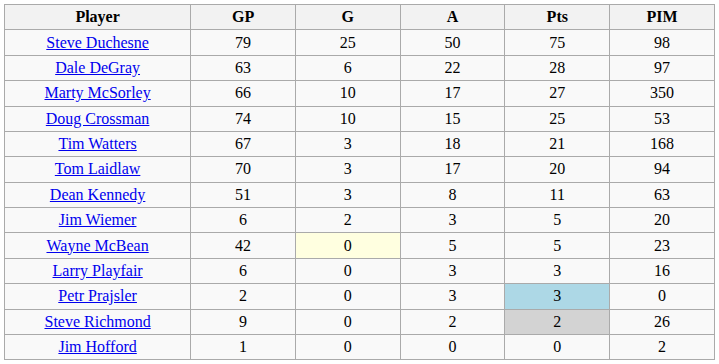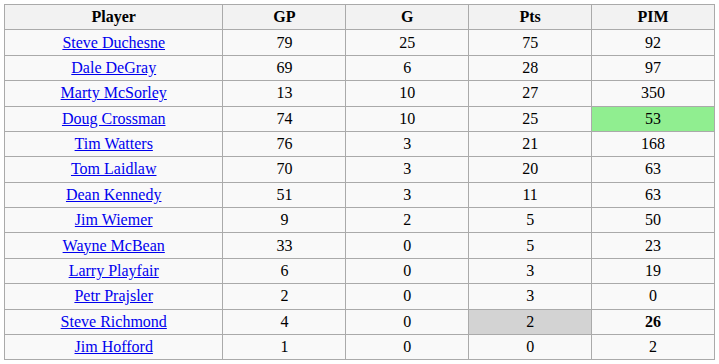- column: (453, 17)
(662, 42) 98 -> (653, 42) 92
(243, 67) 63 -> (284, 67) 69
(243, 93) 66 -> (284, 93) 13
(662, 118) no background -> (653, 118) lightgreen background
(243, 144) 67 -> (284, 144) 76
(662, 169) 94 -> (653, 169) 63
(243, 220) 6 -> (284, 220) 9
(662, 220) 20 -> (653, 220) 50
(243, 245) 42 -> (284, 245) 33
(348, 245) lightyellow background -> (407, 245) no background
(662, 270) 16 -> (653, 270) 19
(557, 296) lightblue background -> (530, 296) no background
(243, 321) 9 -> (284, 321) 4
(662, 321) normal -> (653, 321) bold
